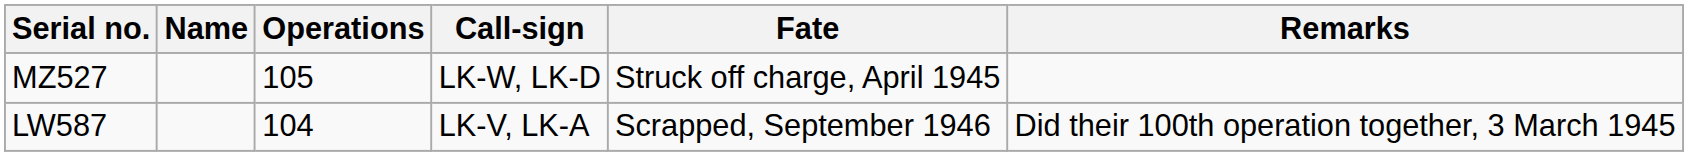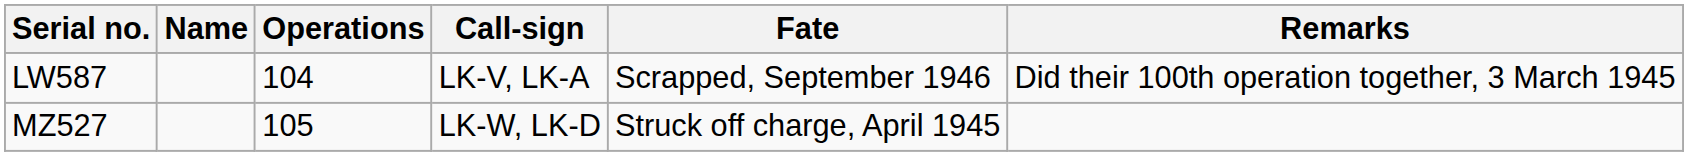rows swapped: (60, 77) <-> (60, 126)
